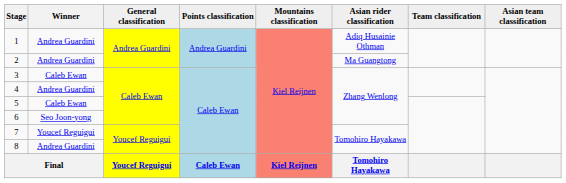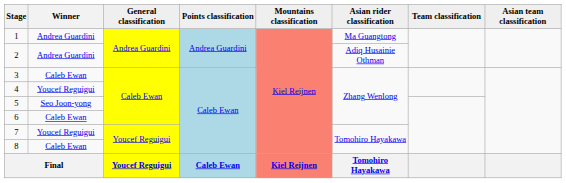(370, 41) Adiq Husainie Othman -> (370, 36) Ma Guangtong
(370, 61) Ma Guangtong -> (370, 55) Adiq Husainie Othman
(66, 89) Andrea Guardini -> (66, 89) Youcef Reguigui
(66, 103) Caleb Ewan -> (66, 103) Seo Joon-yong
(66, 118) Seo Joon-yong -> (66, 118) Caleb Ewan
(66, 146) Andrea Guardini -> (66, 146) Caleb Ewan
